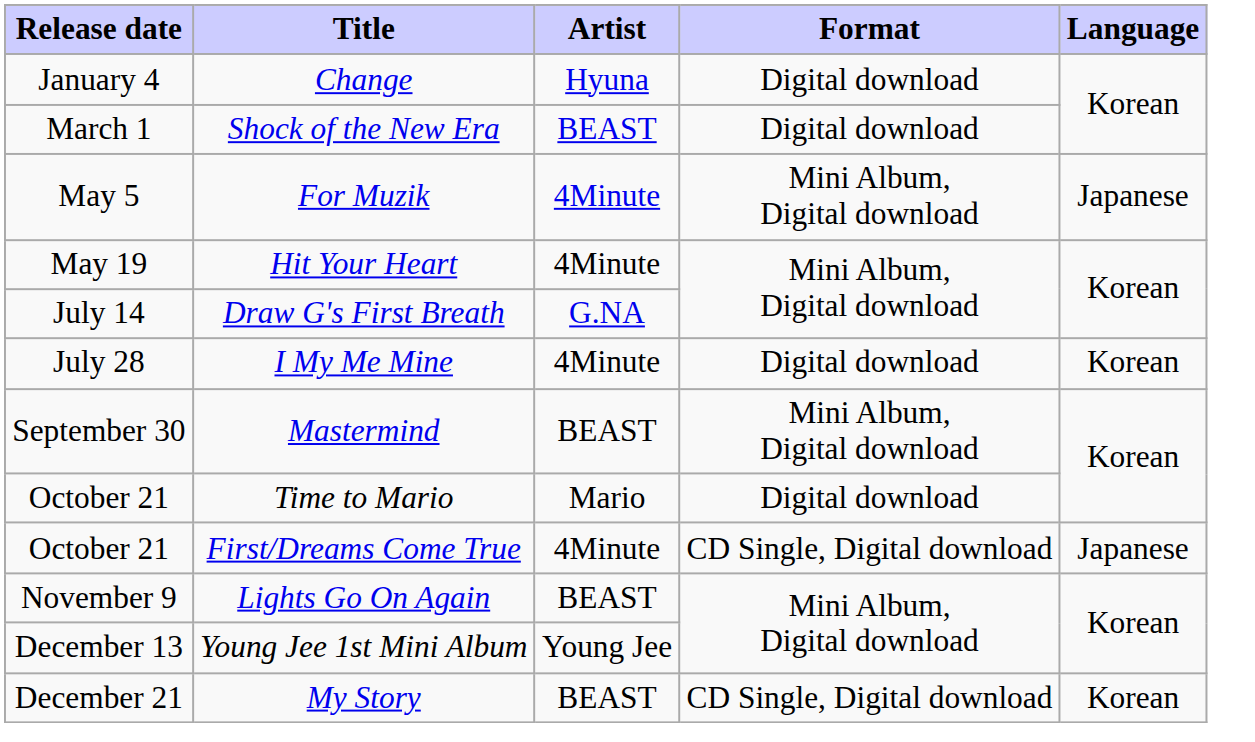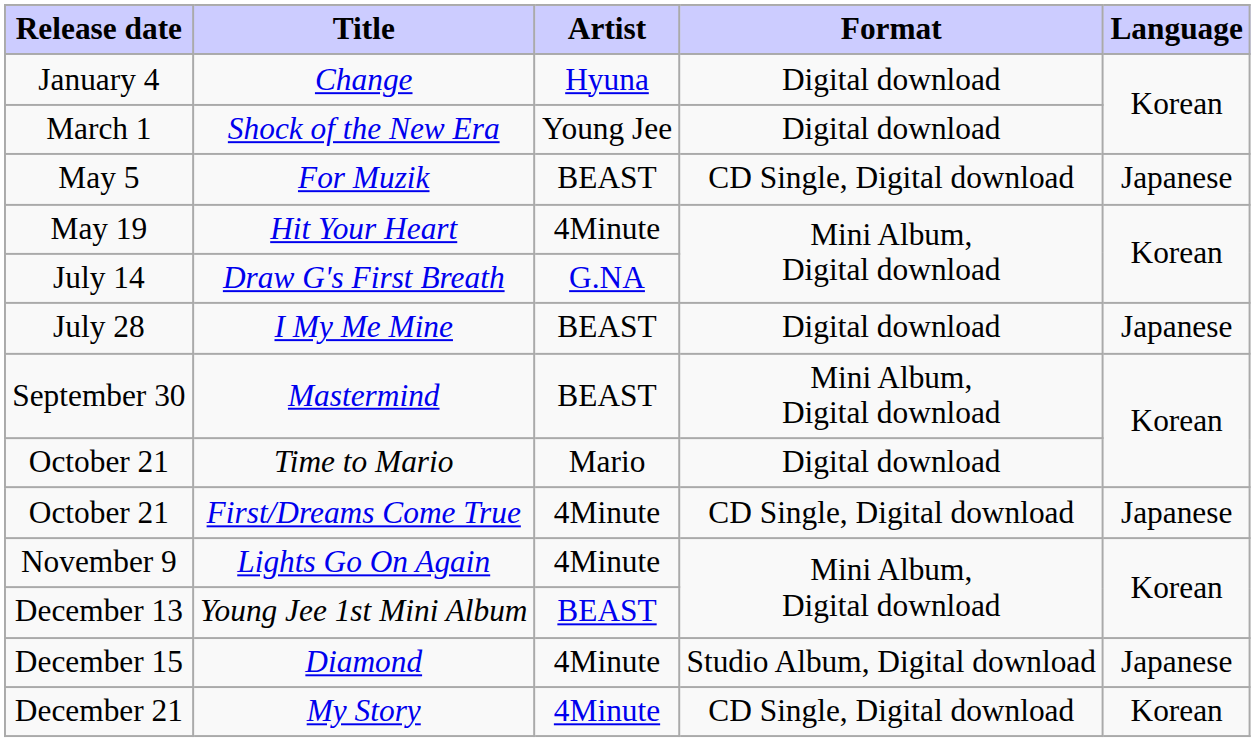(607, 128) BEAST -> (607, 128) Young Jee
(607, 196) 4Minute -> (607, 178) BEAST
(869, 196) Mini Album, Digital download -> (891, 178) CD Single, Digital download
(607, 363) 4Minute -> (607, 327) BEAST
(1133, 363) Korean -> (1177, 327) Japanese
(607, 597) BEAST -> (607, 561) 4Minute
(607, 647) Young Jee -> (607, 611) BEAST
+ row: (364, 661)
(607, 696) BEAST -> (607, 711) 4Minute
